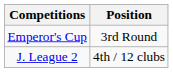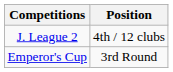rows swapped: (47, 57) <-> (47, 36)
